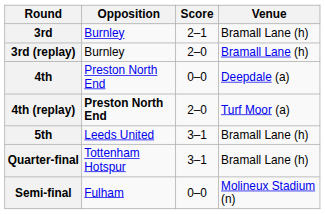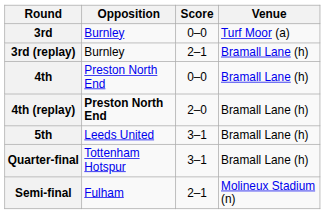(197, 33) 2–1 -> (197, 33) 0–0
(265, 33) Bramall Lane (h) -> (255, 33) Turf Moor (a)
(197, 52) 2–0 -> (197, 52) 2–1
(255, 77) Deepdale (a) -> (265, 77) Bramall Lane (h)
(255, 109) Turf Moor (a) -> (265, 109) Bramall Lane (h)
(197, 192) 0–0 -> (197, 192) 2–1
